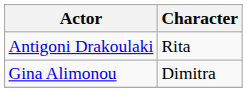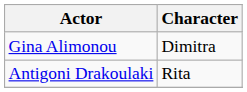rows swapped: (81, 45) <-> (63, 73)
